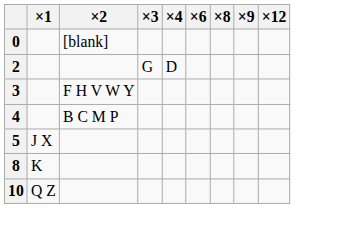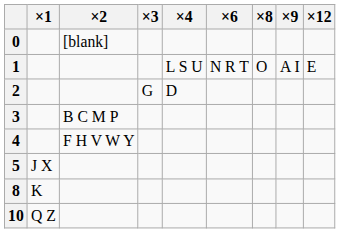+ row: (16, 66)
(99, 91) F H V W Y -> (91, 116) B C M P
(91, 116) B C M P -> (99, 141) F H V W Y
